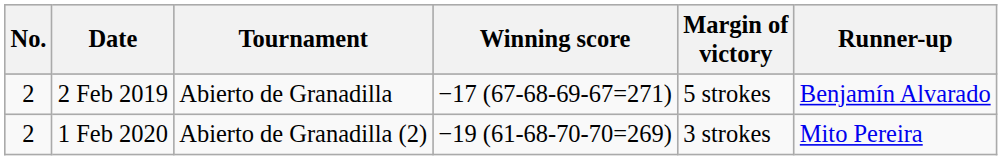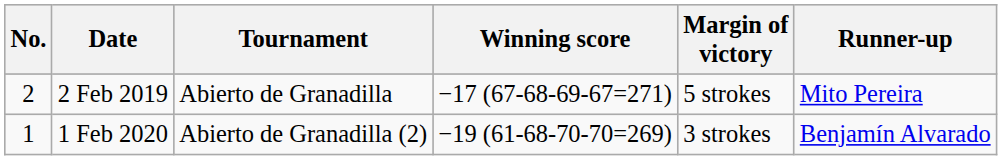(895, 94) Benjamín Alvarado -> (861, 94) Mito Pereira
(28, 134) 2 -> (28, 134) 1
(861, 134) Mito Pereira -> (895, 134) Benjamín Alvarado
